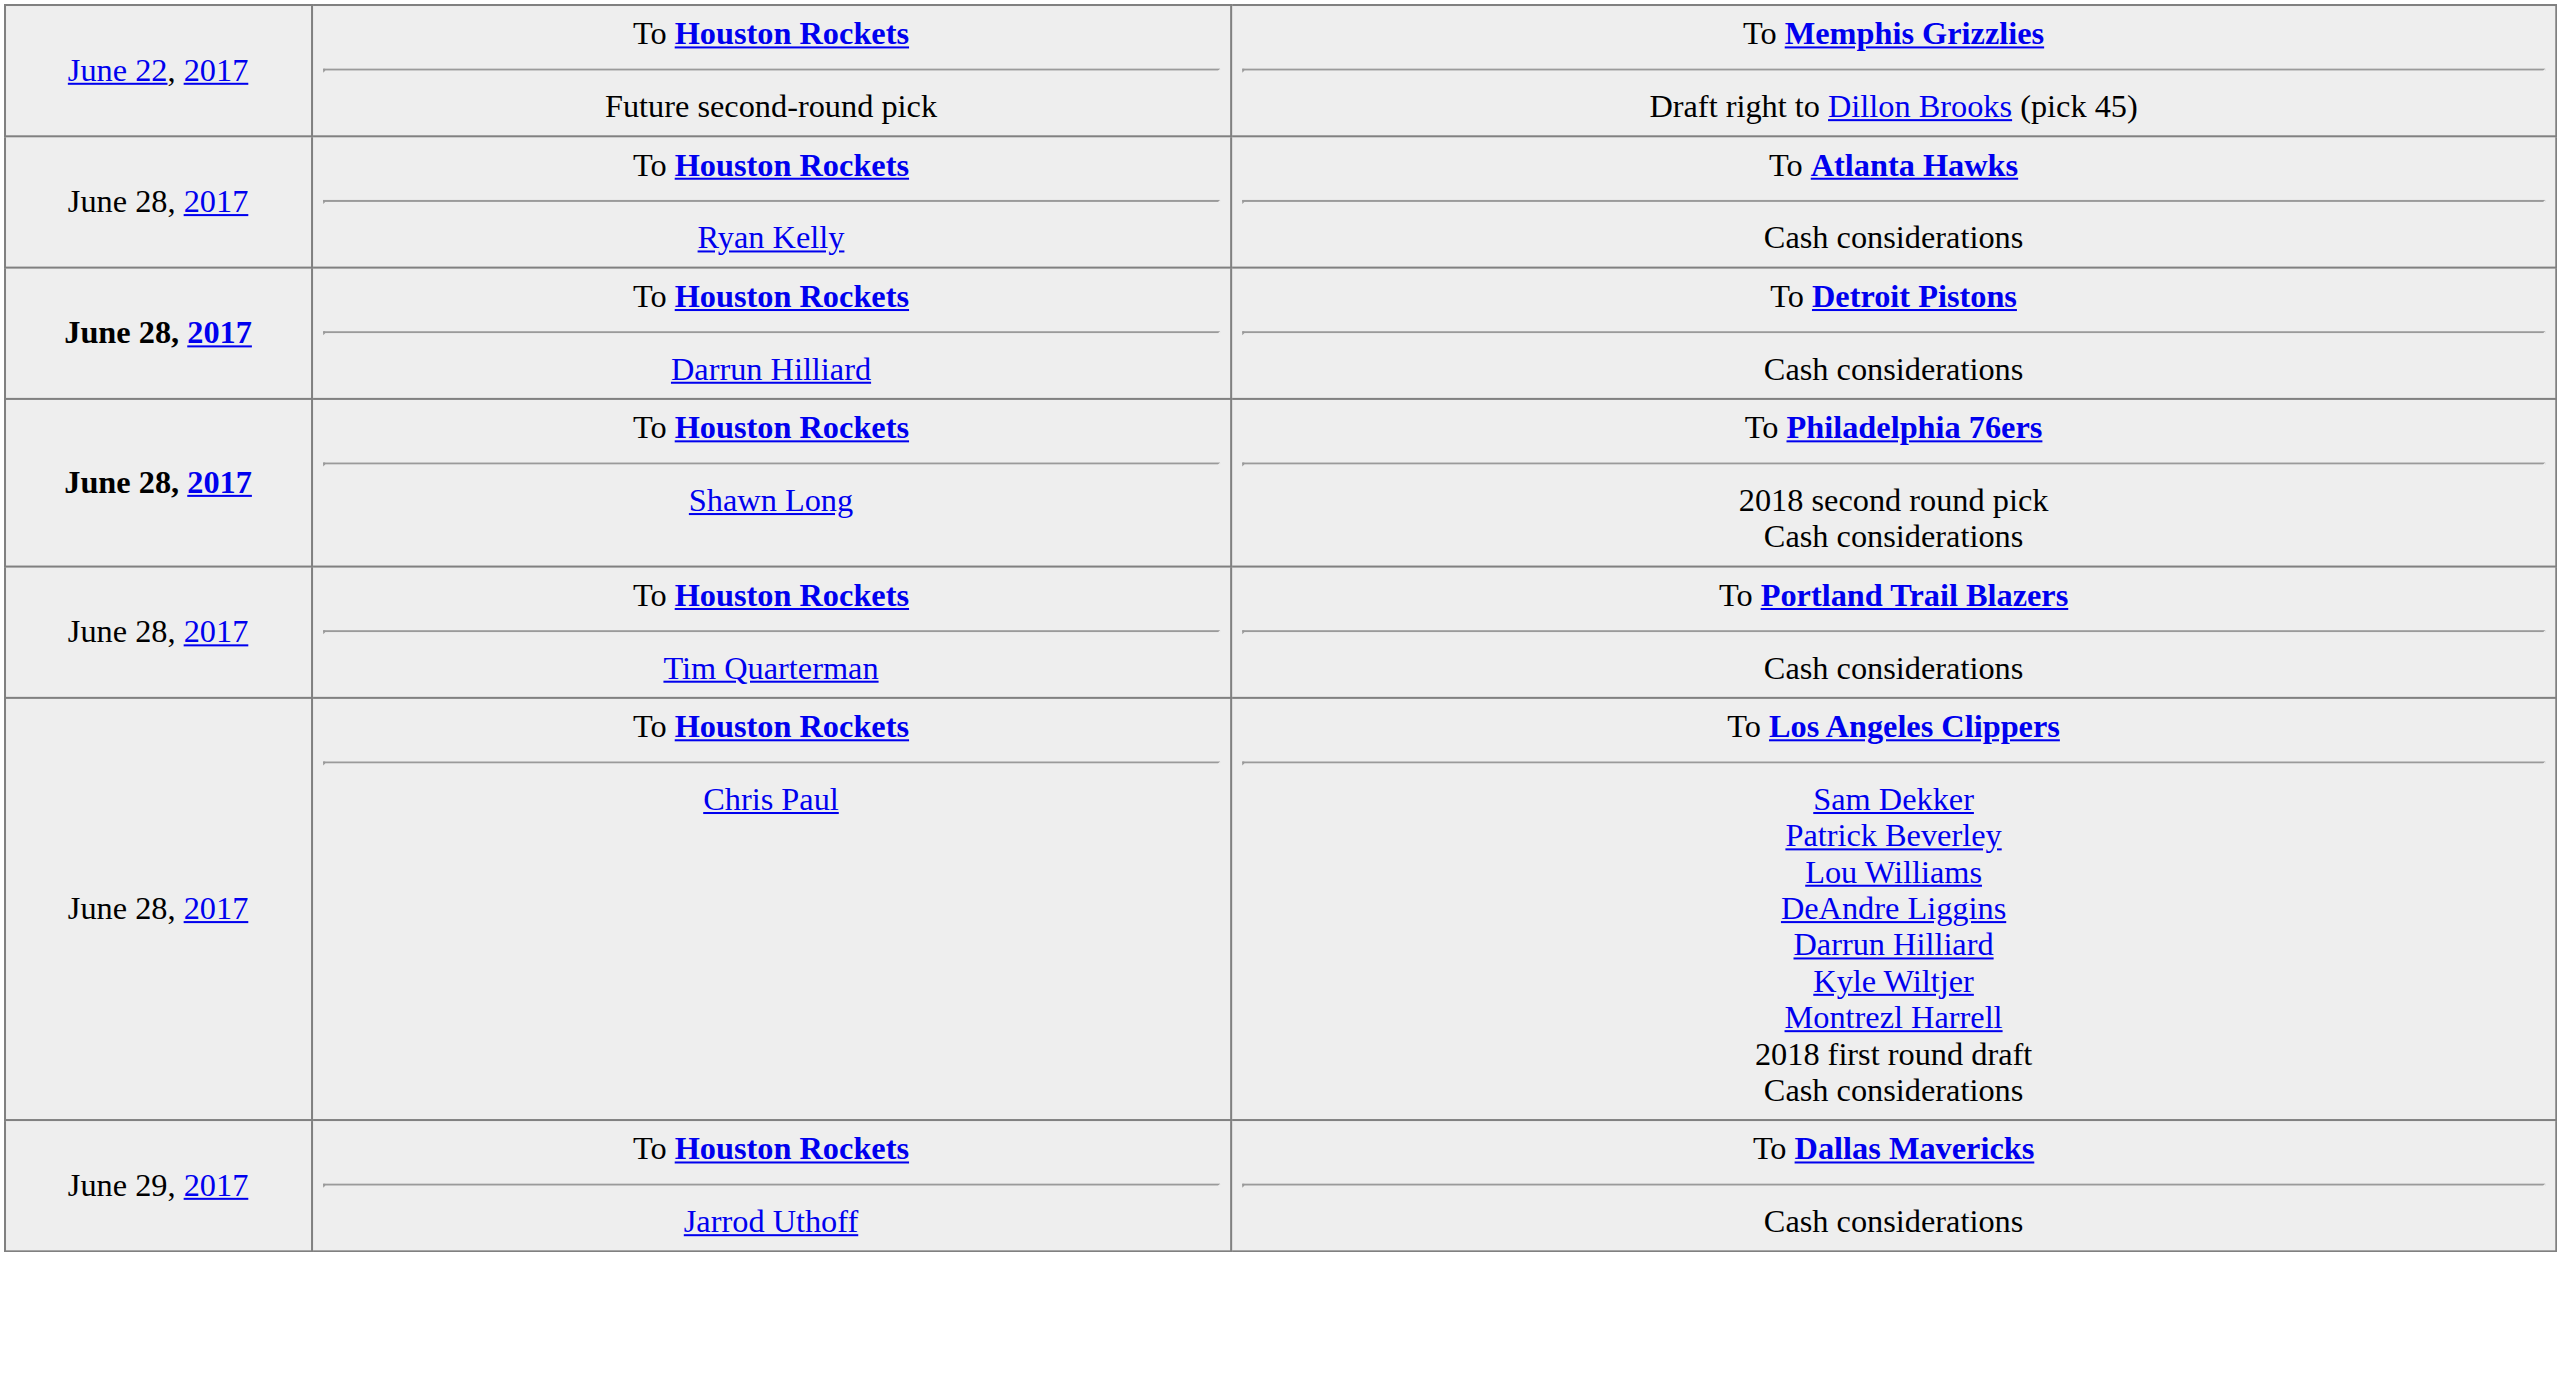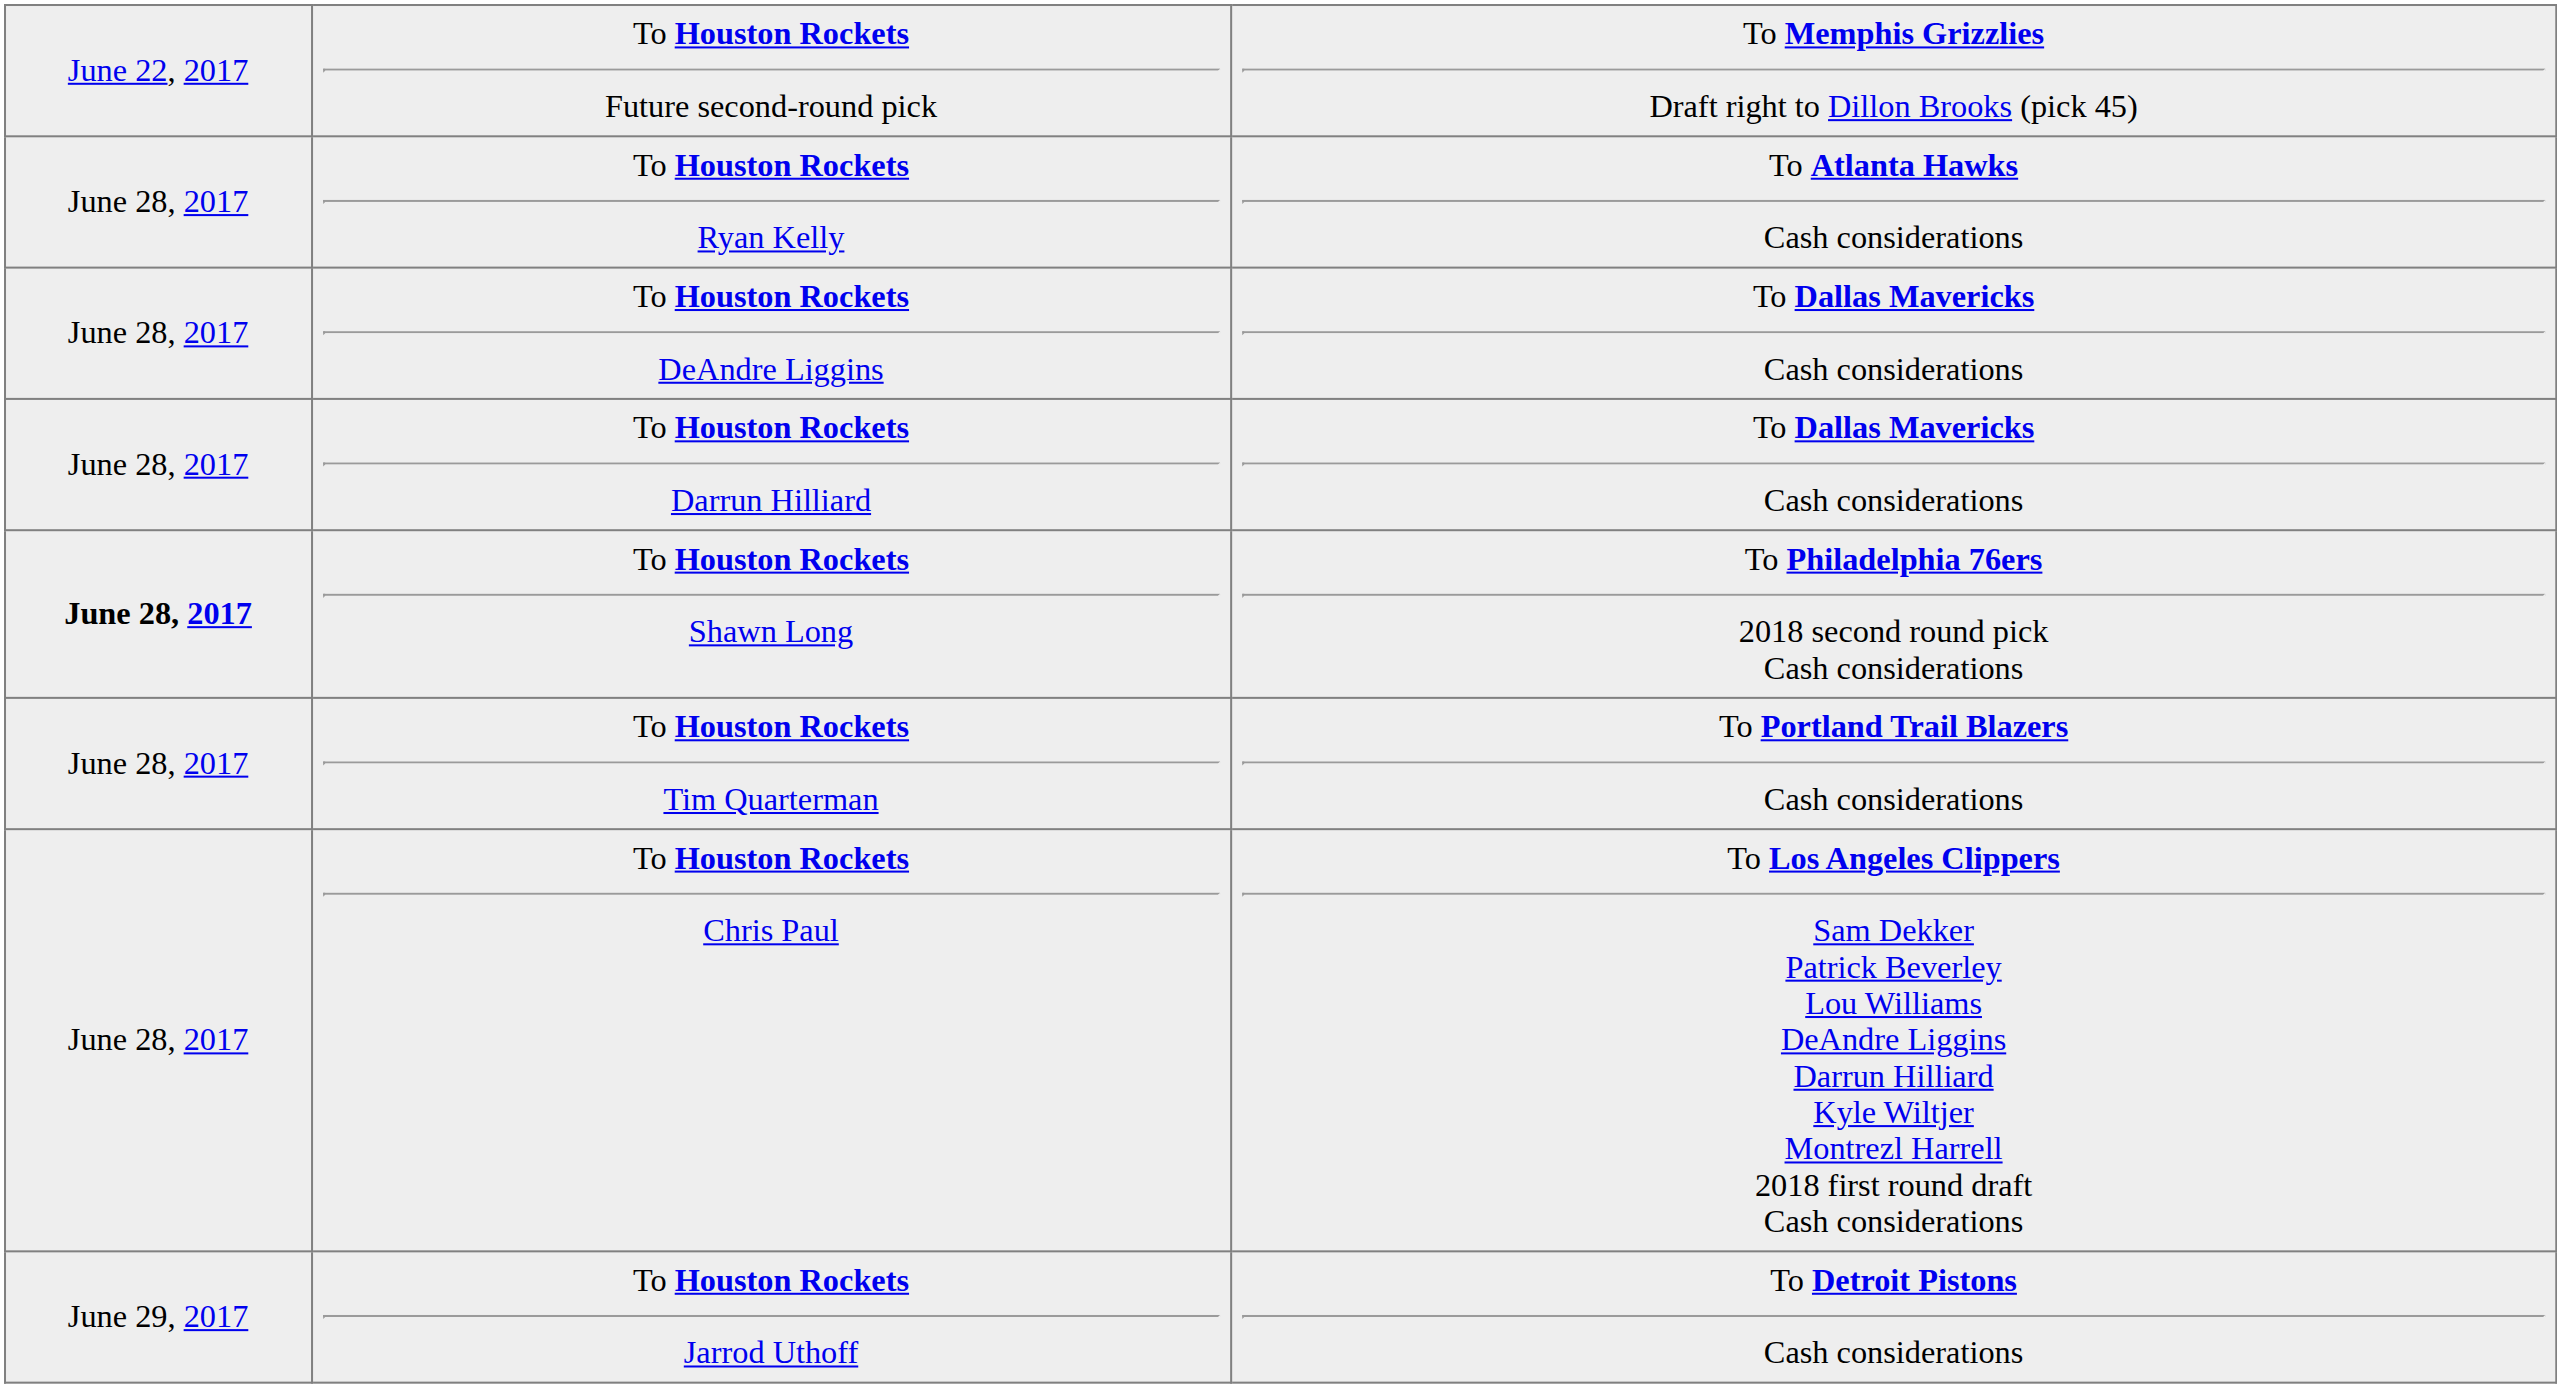+ row: (771, 332)
(158, 332) bold -> (158, 464) normal
(1894, 332) To Detroit Pistons Cash considerations -> (1894, 464) To Dallas Mavericks Cash considerations
(1894, 1185) To Dallas Mavericks Cash considerations -> (1894, 1316) To Detroit Pistons Cash considerations
